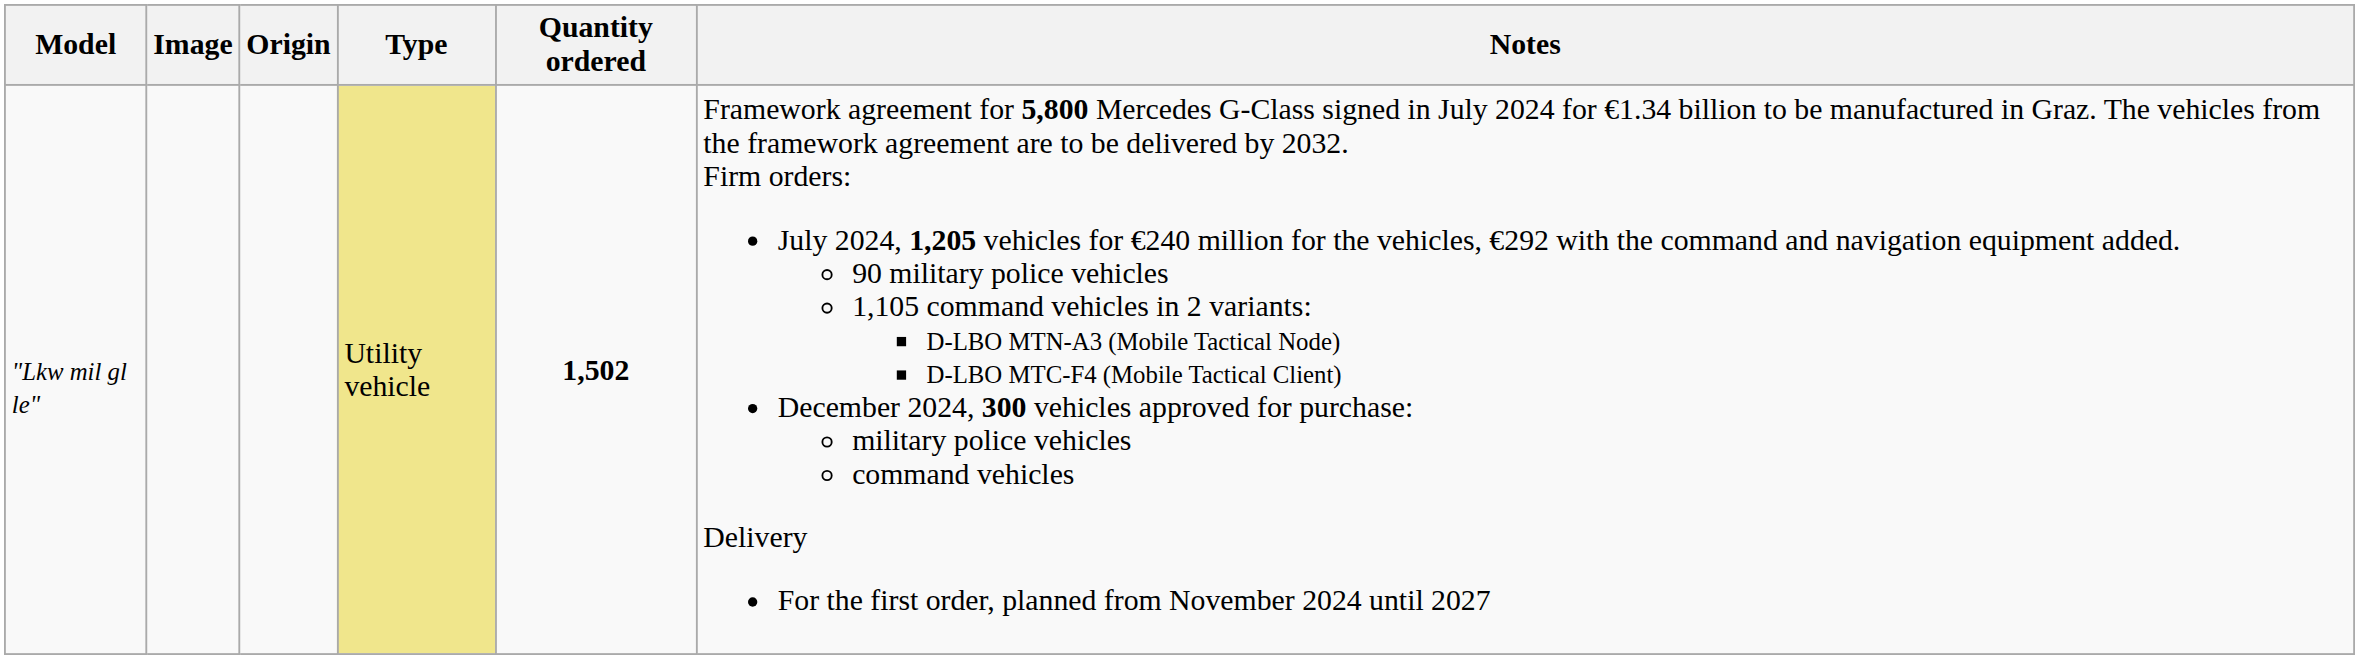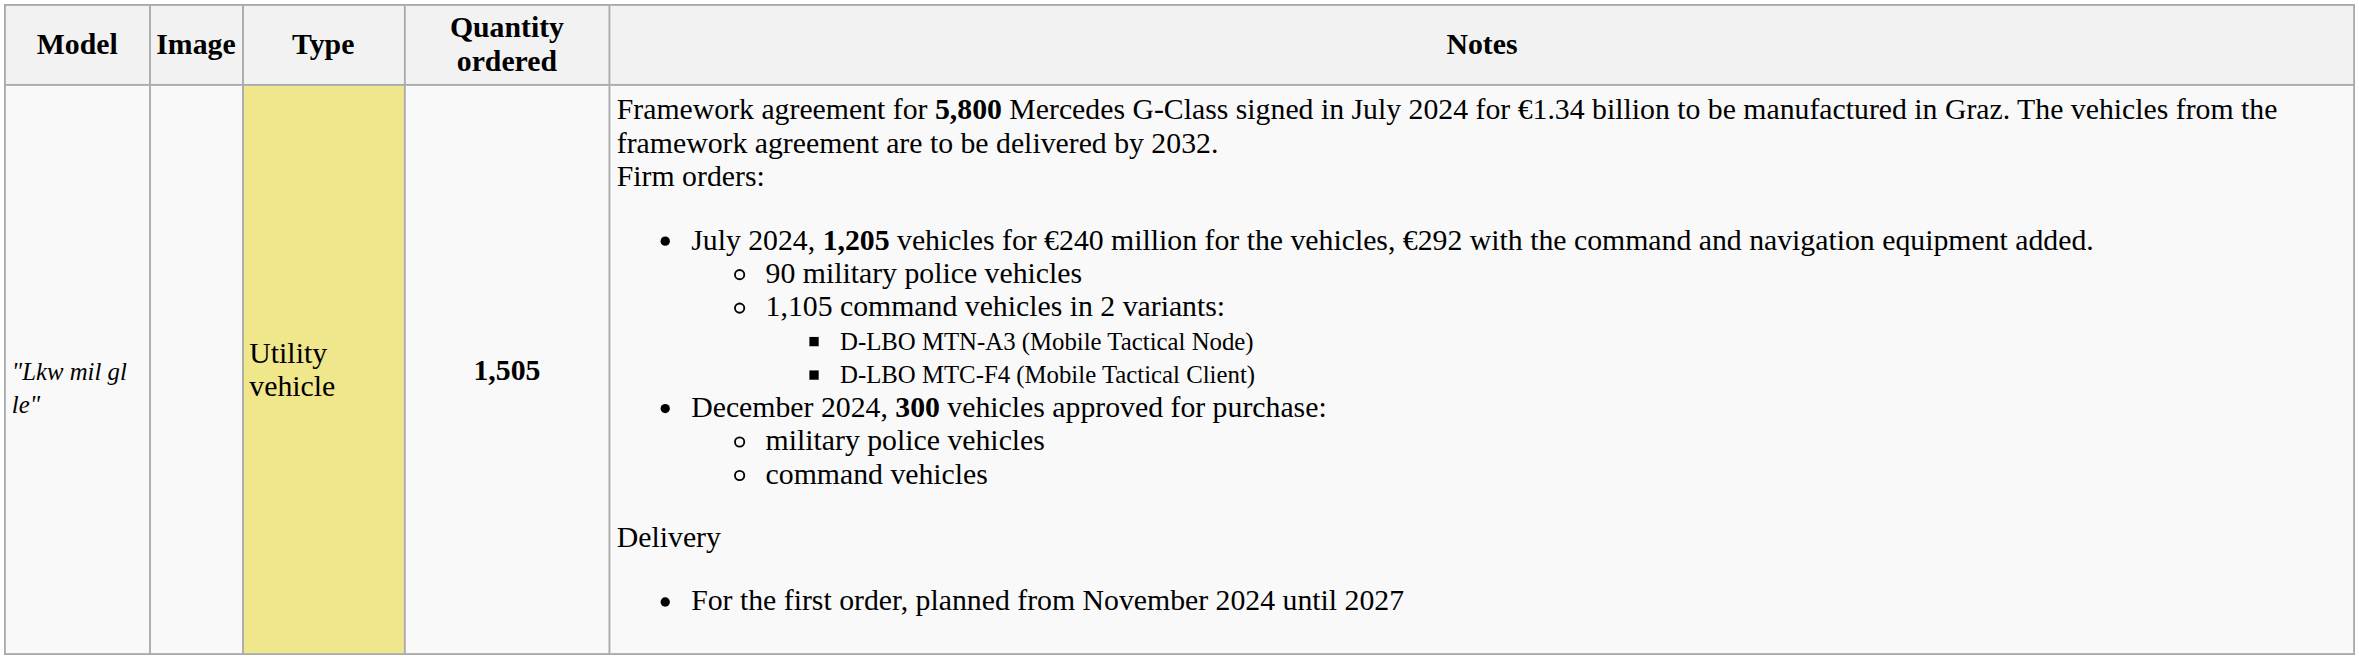- column: (288, 44)
(596, 369) 1,502 -> (507, 369) 1,505
